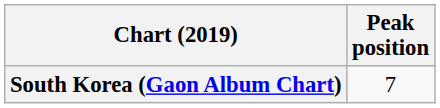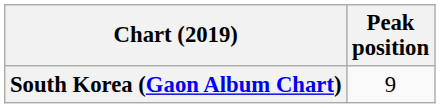(391, 84) 7 -> (391, 84) 9
